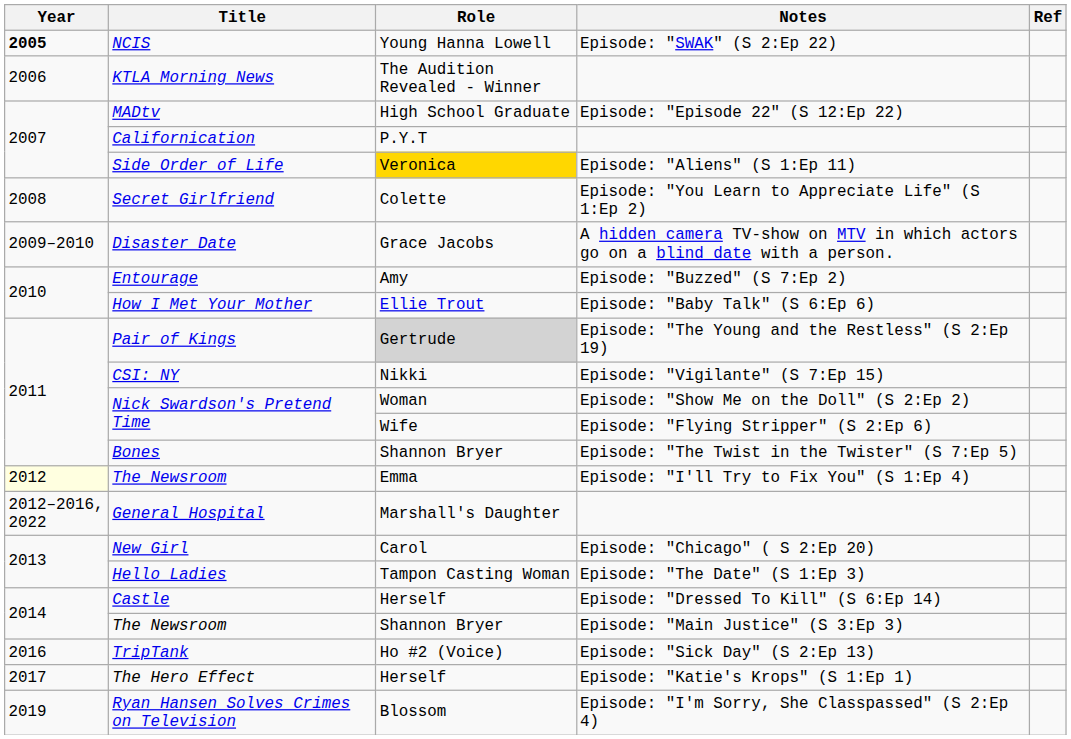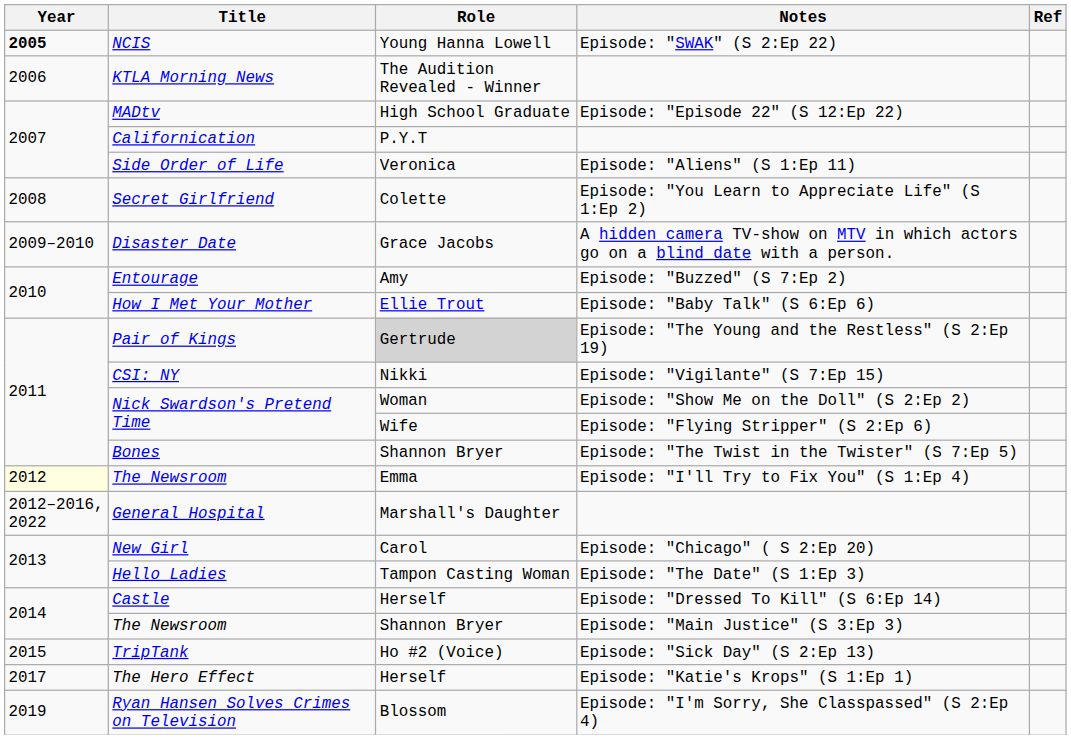(418, 165) gold background -> (418, 165) no background
(27, 652) 2016 -> (27, 652) 2015
